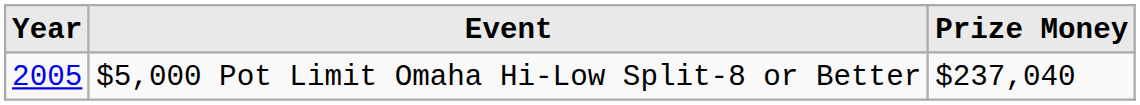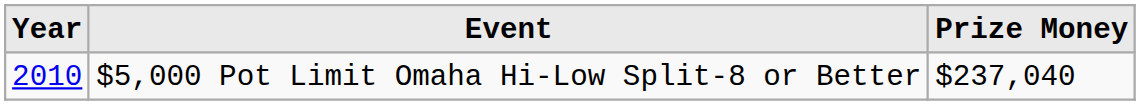(47, 77) 2005 -> (47, 77) 2010
